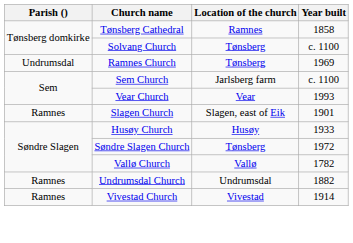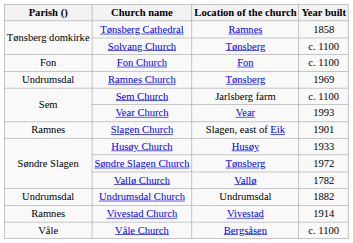+ row: (142, 63)
(48, 180) Ramnes -> (48, 197) Undrumsdal
+ row: (142, 230)
